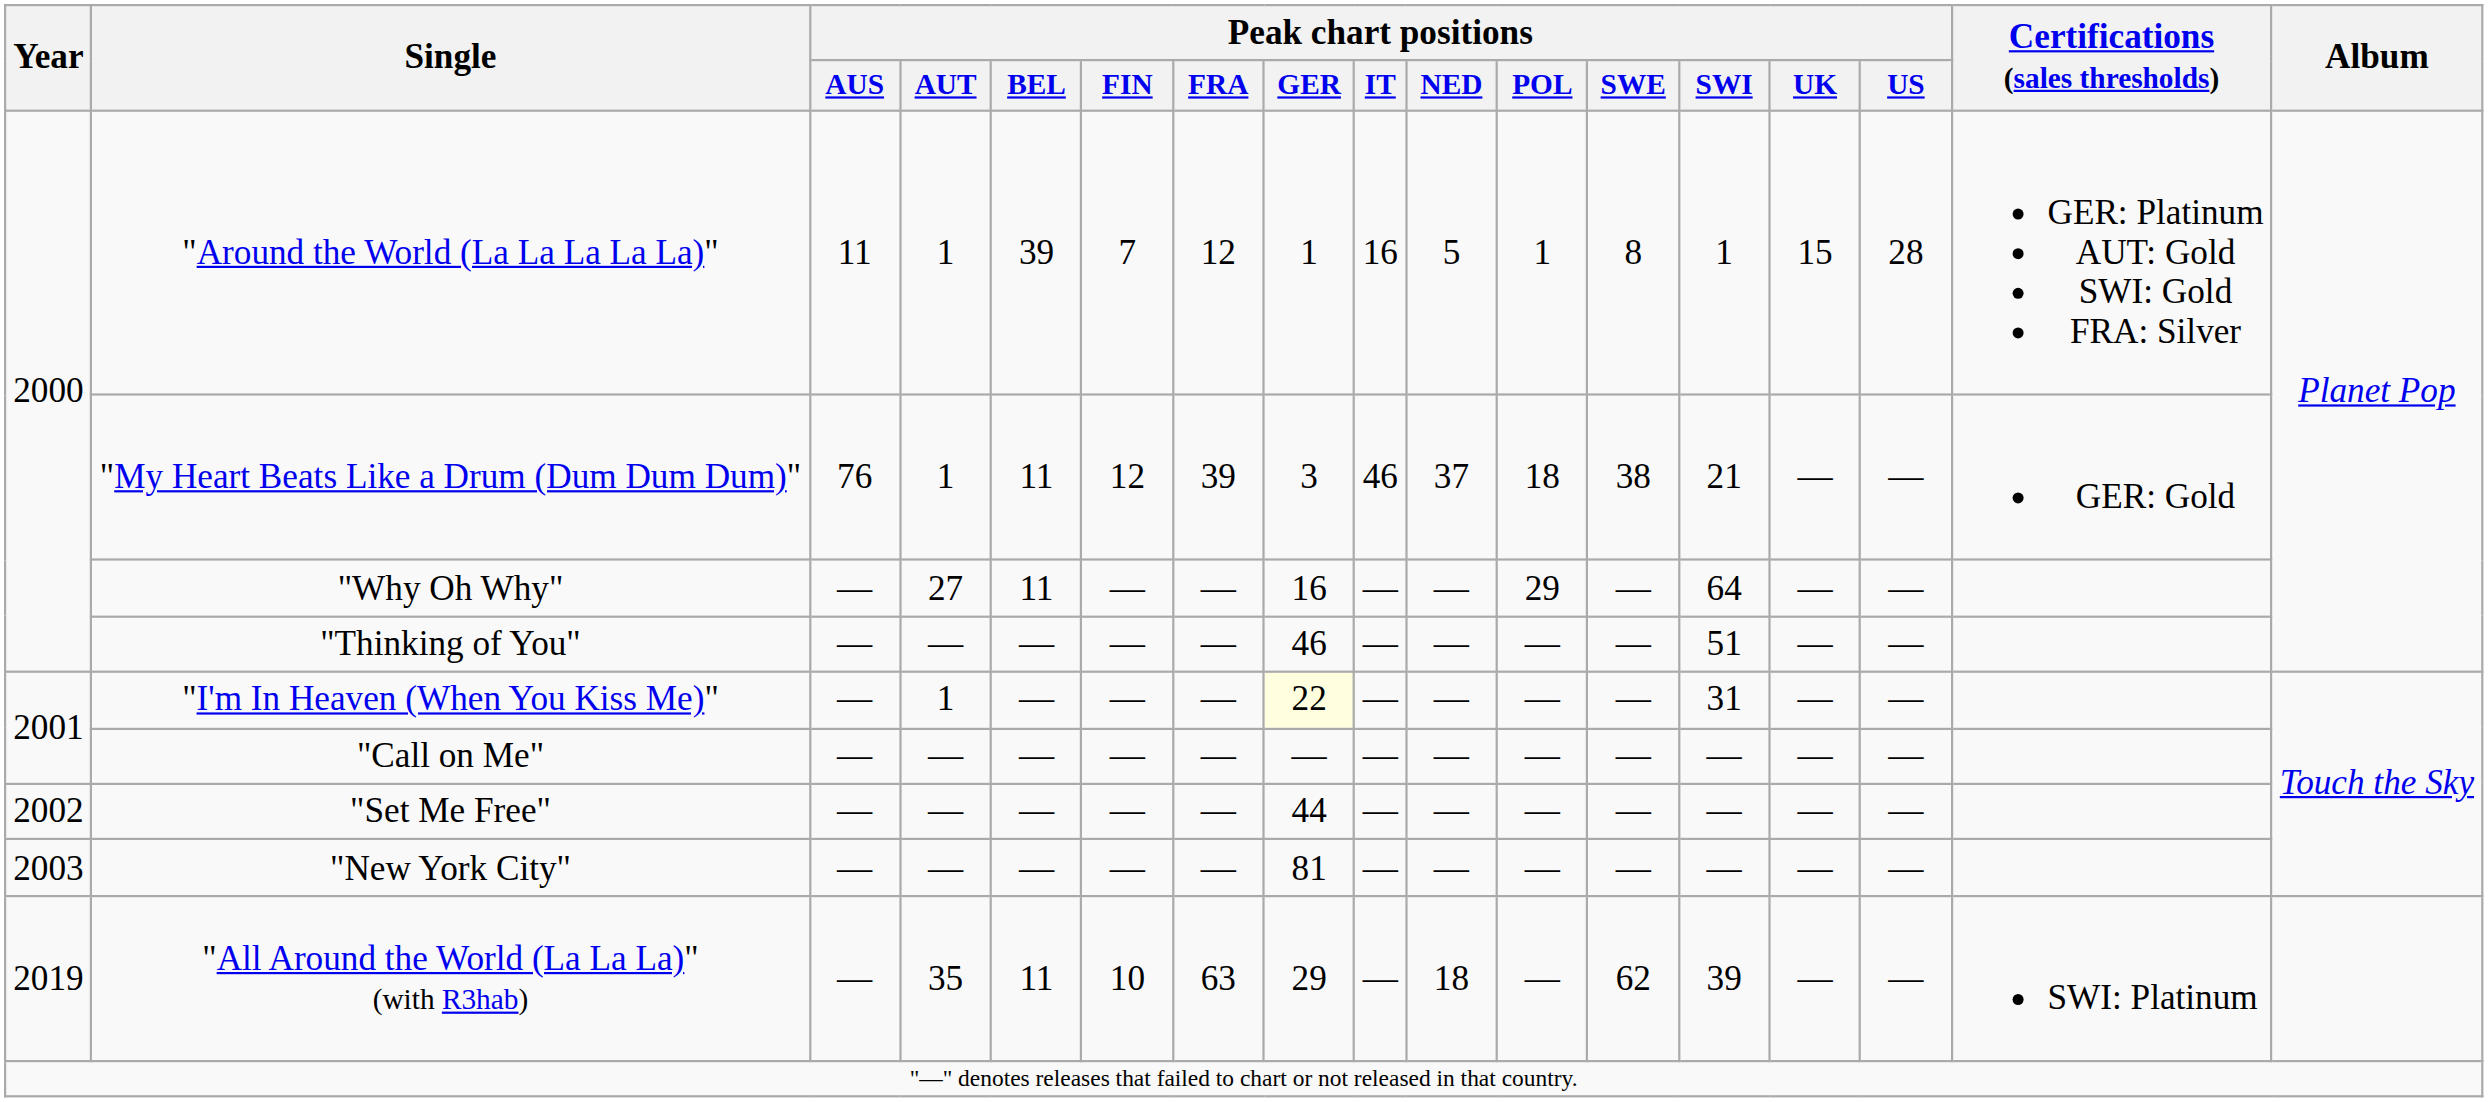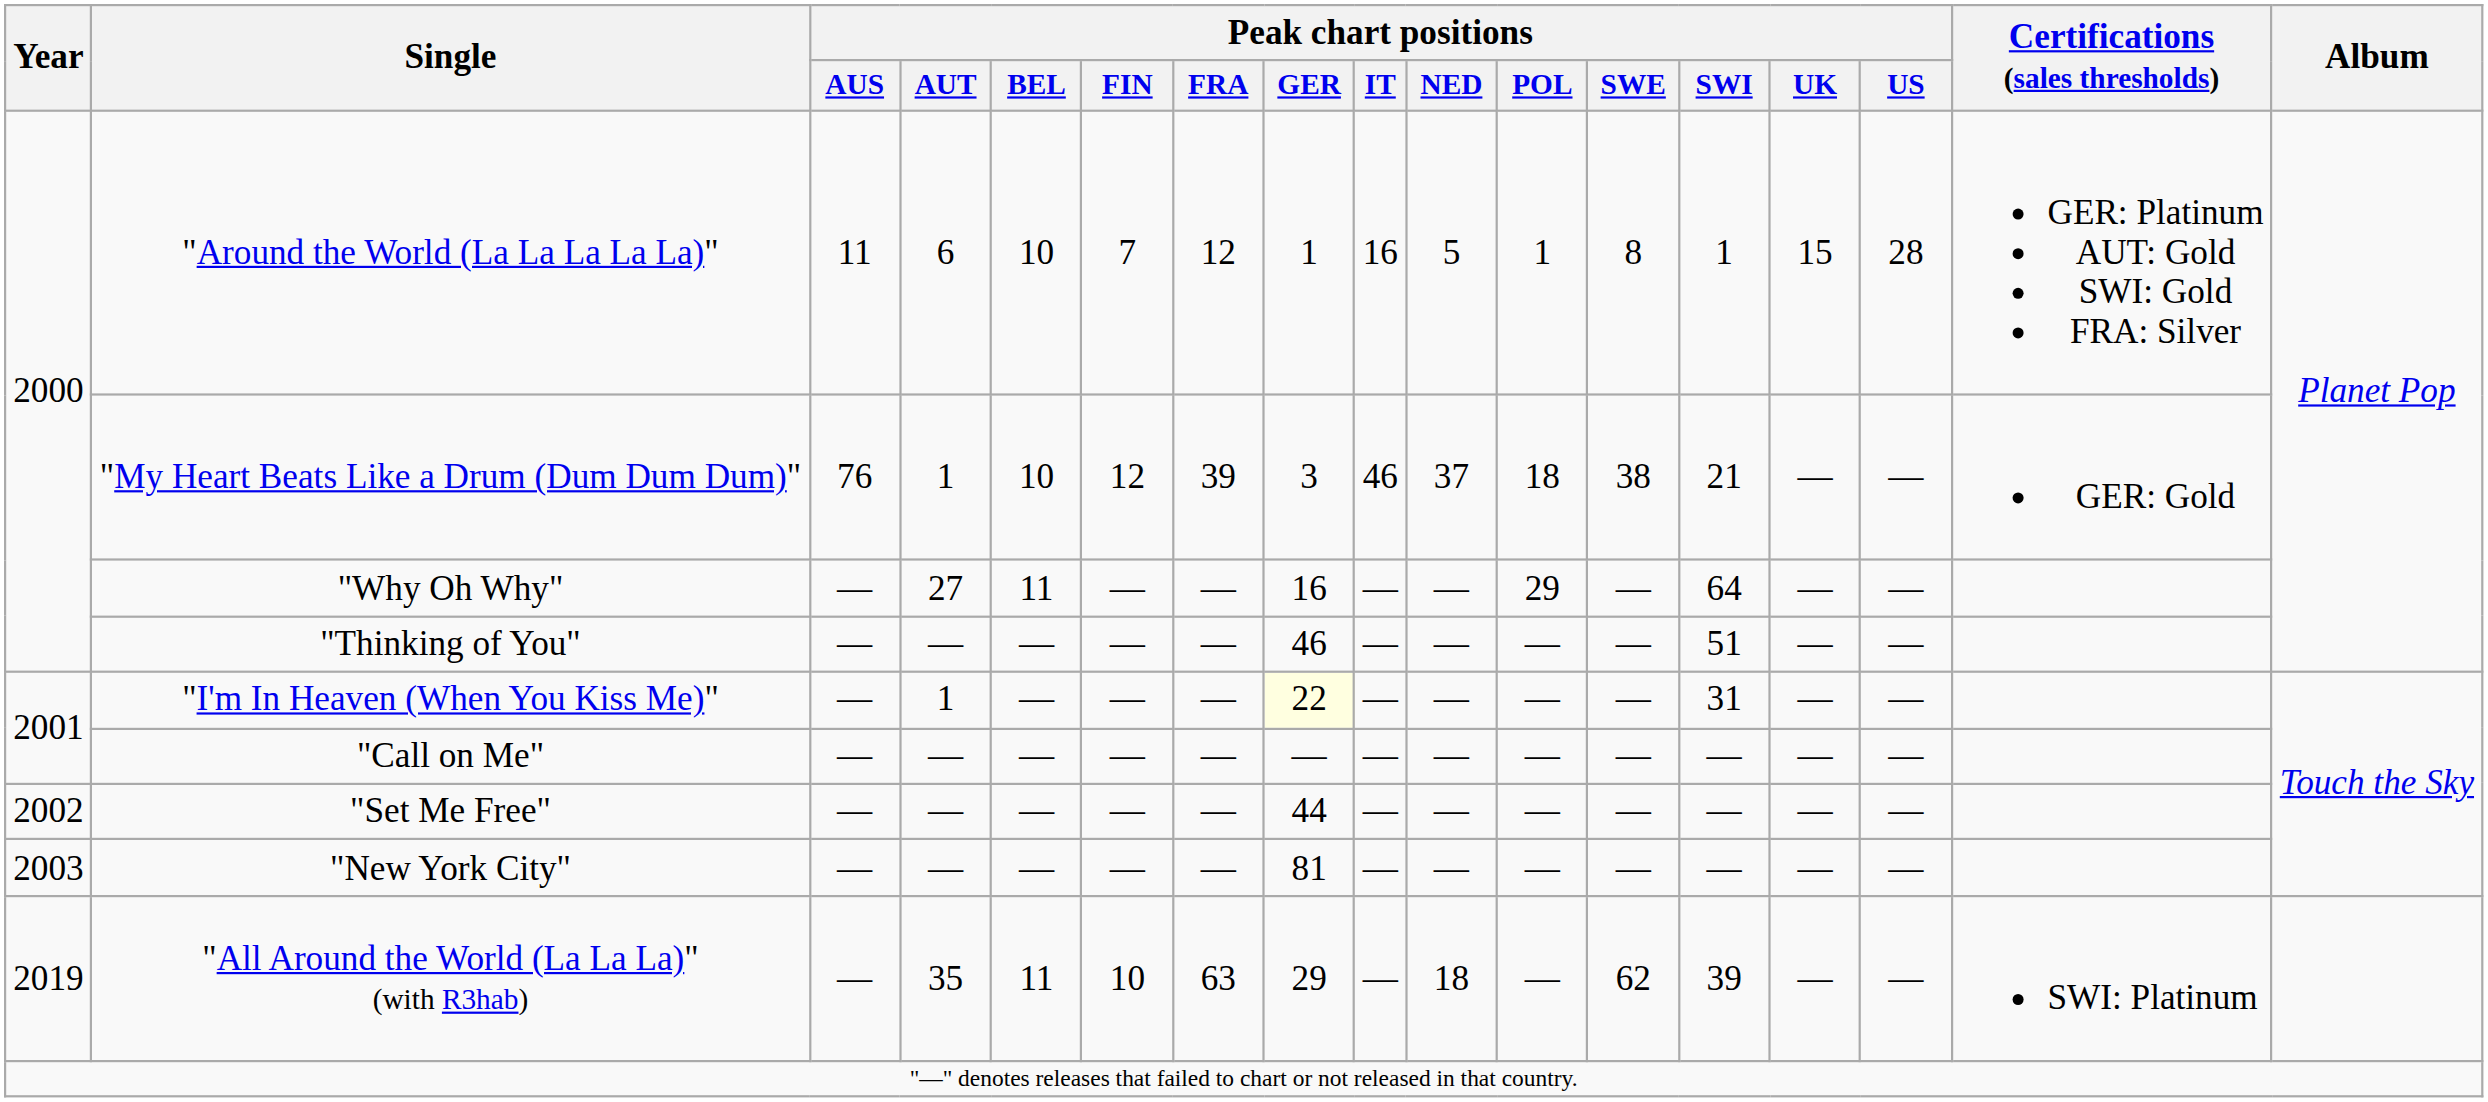(946, 251) 1 -> (946, 251) 6
(1036, 251) 39 -> (1036, 251) 10
(1036, 476) 11 -> (1036, 476) 10
